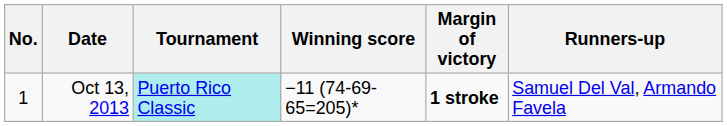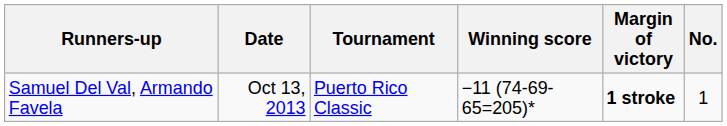columns swapped: (23, 39) <-> (615, 39)
(184, 98) paleturquoise background -> (361, 98) no background
